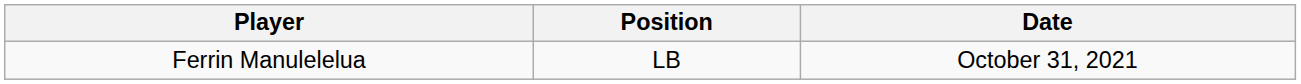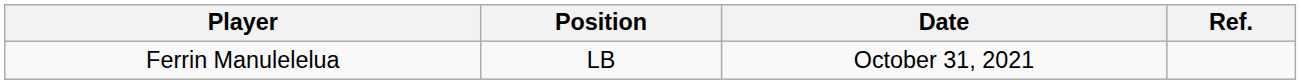+ column: (1231, 23)
